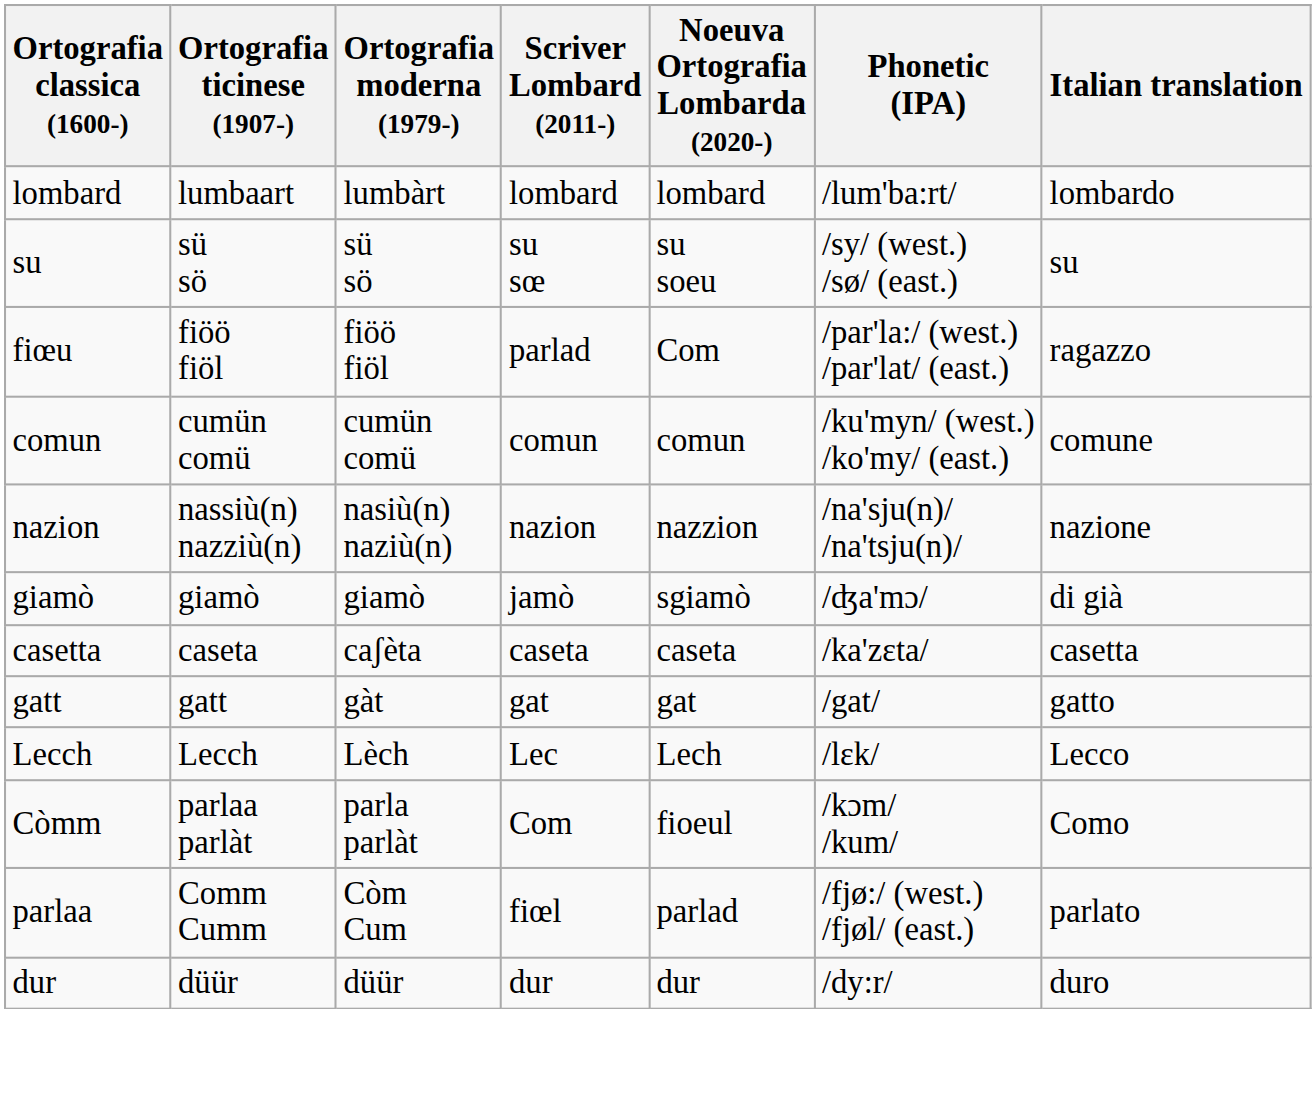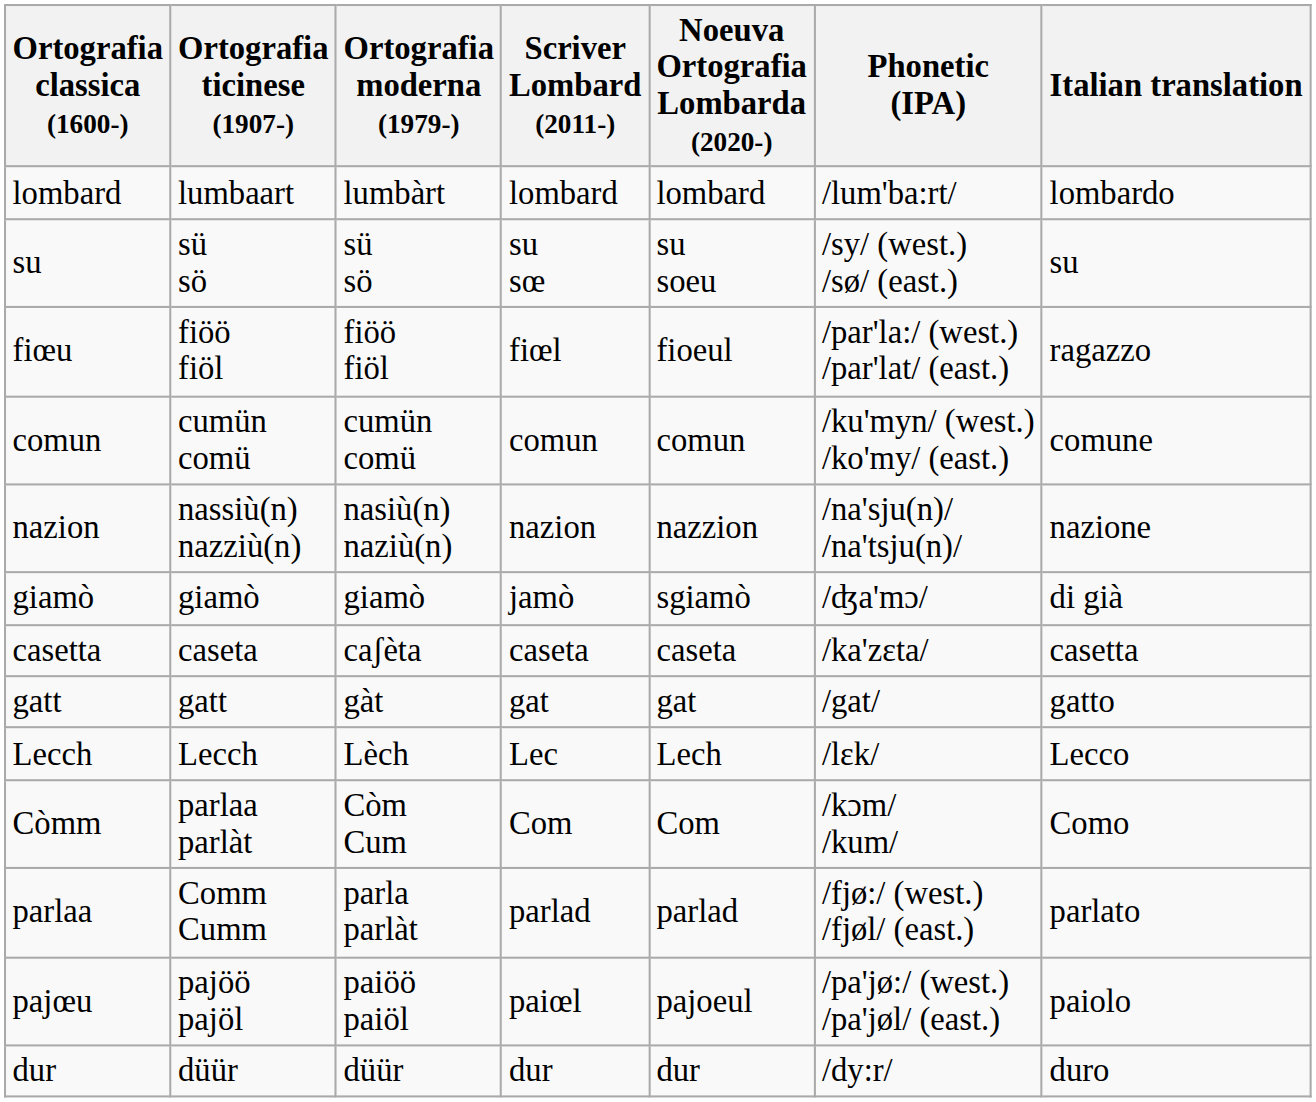(550, 350) parlad -> (535, 350) fiœl
(688, 350) Com -> (695, 350) fioeul
(381, 823) parla parlàt -> (375, 823) Còm Cum
(695, 823) fioeul -> (688, 823) Com
(375, 911) Còm Cum -> (381, 911) parla parlàt
(535, 911) fiœl -> (550, 911) parlad
+ row: (52, 1000)
